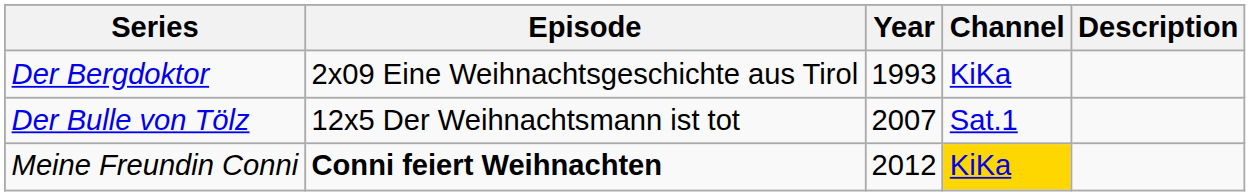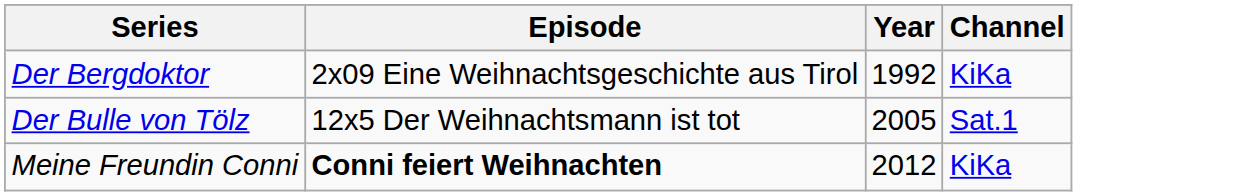- column: (1158, 27)
(904, 73) 1993 -> (904, 73) 1992
(904, 119) 2007 -> (904, 119) 2005
(981, 166) gold background -> (981, 166) no background
